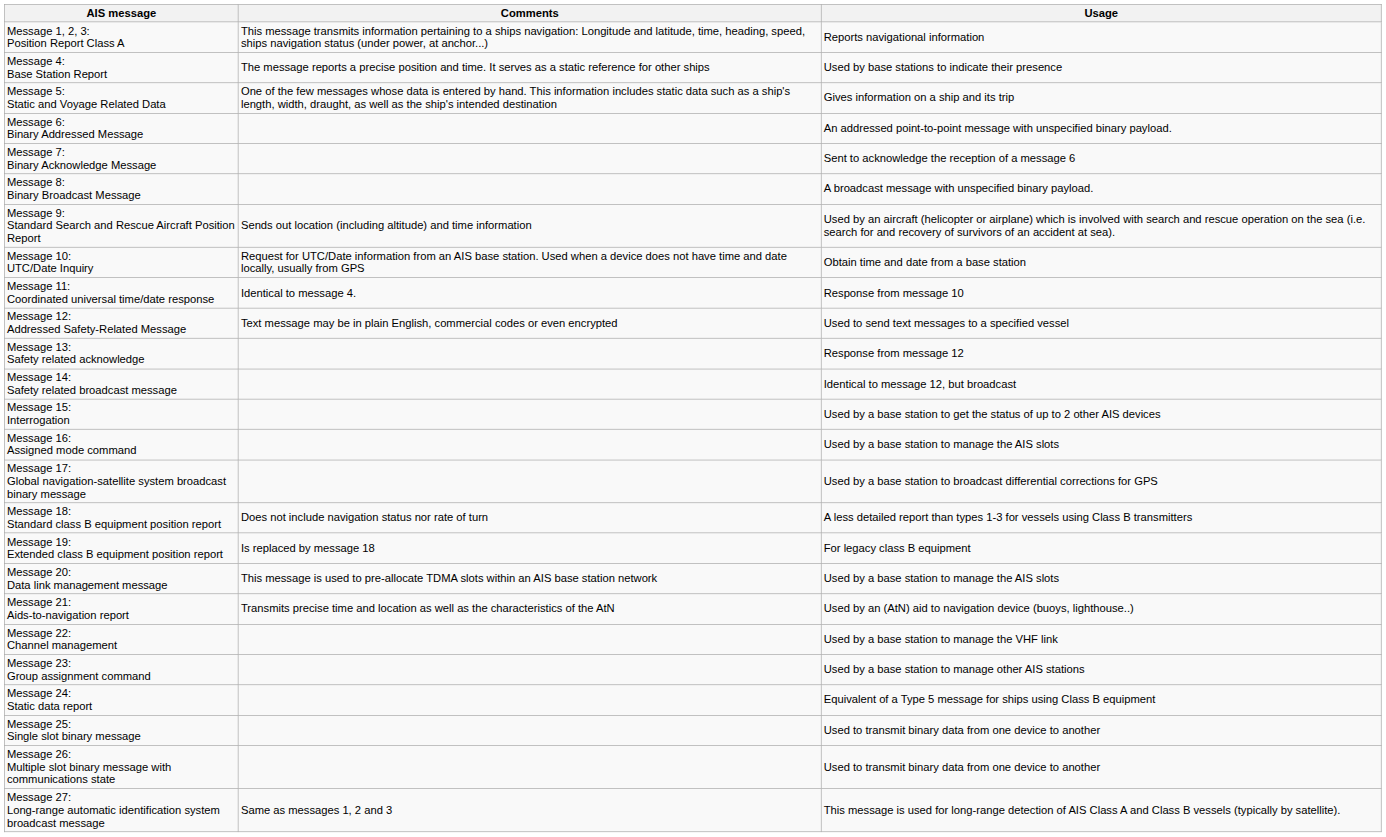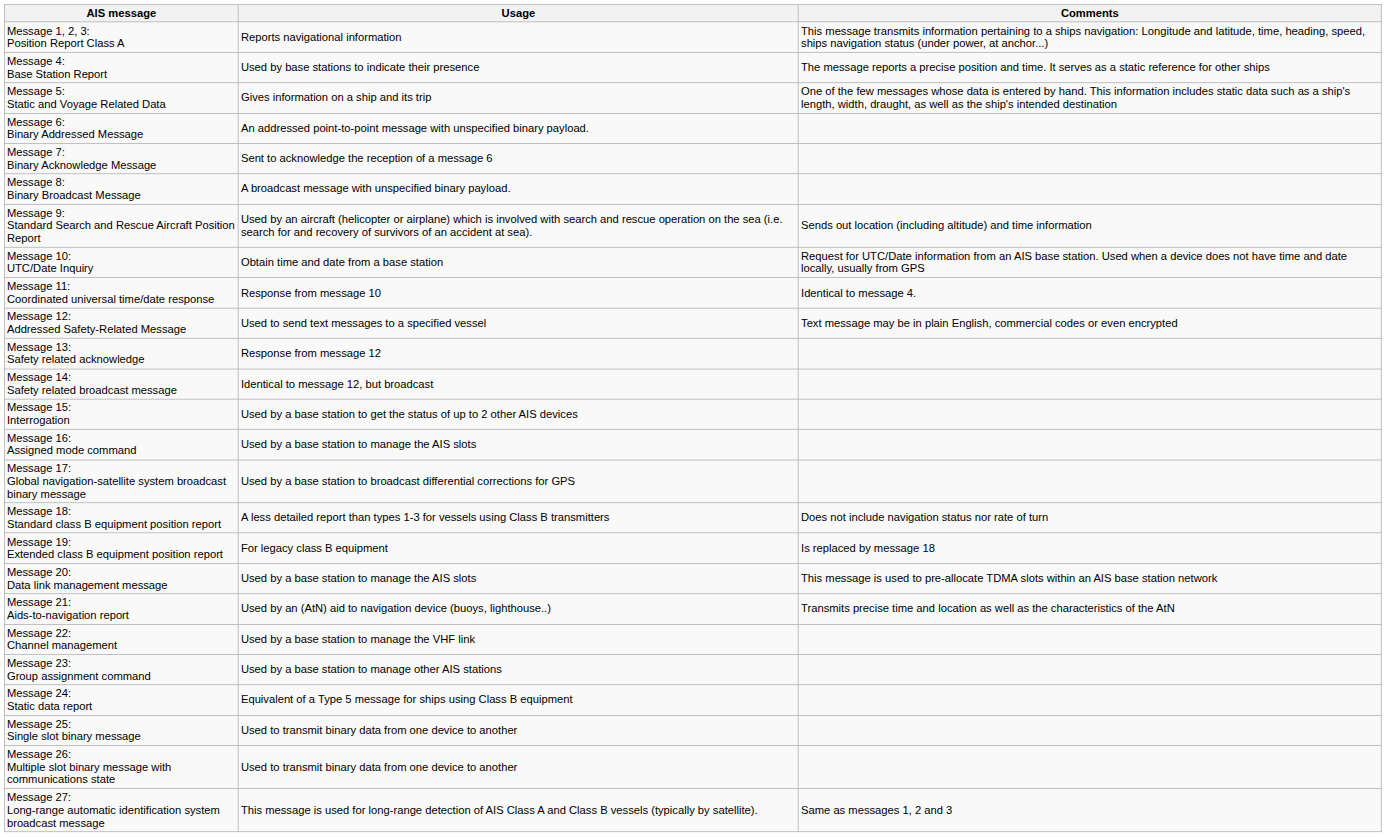columns swapped: (1101, 13) <-> (530, 13)
